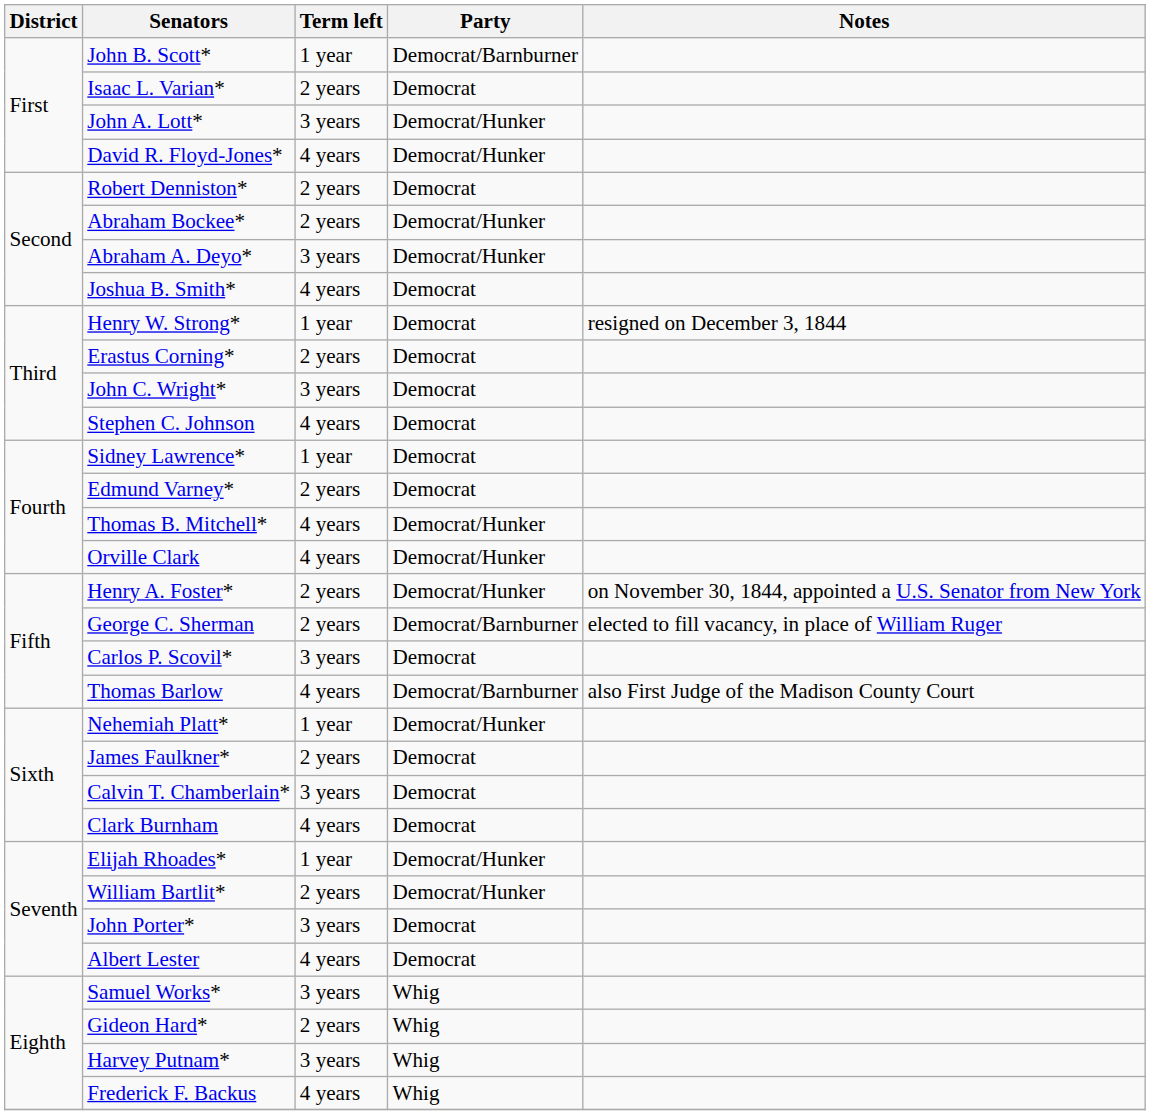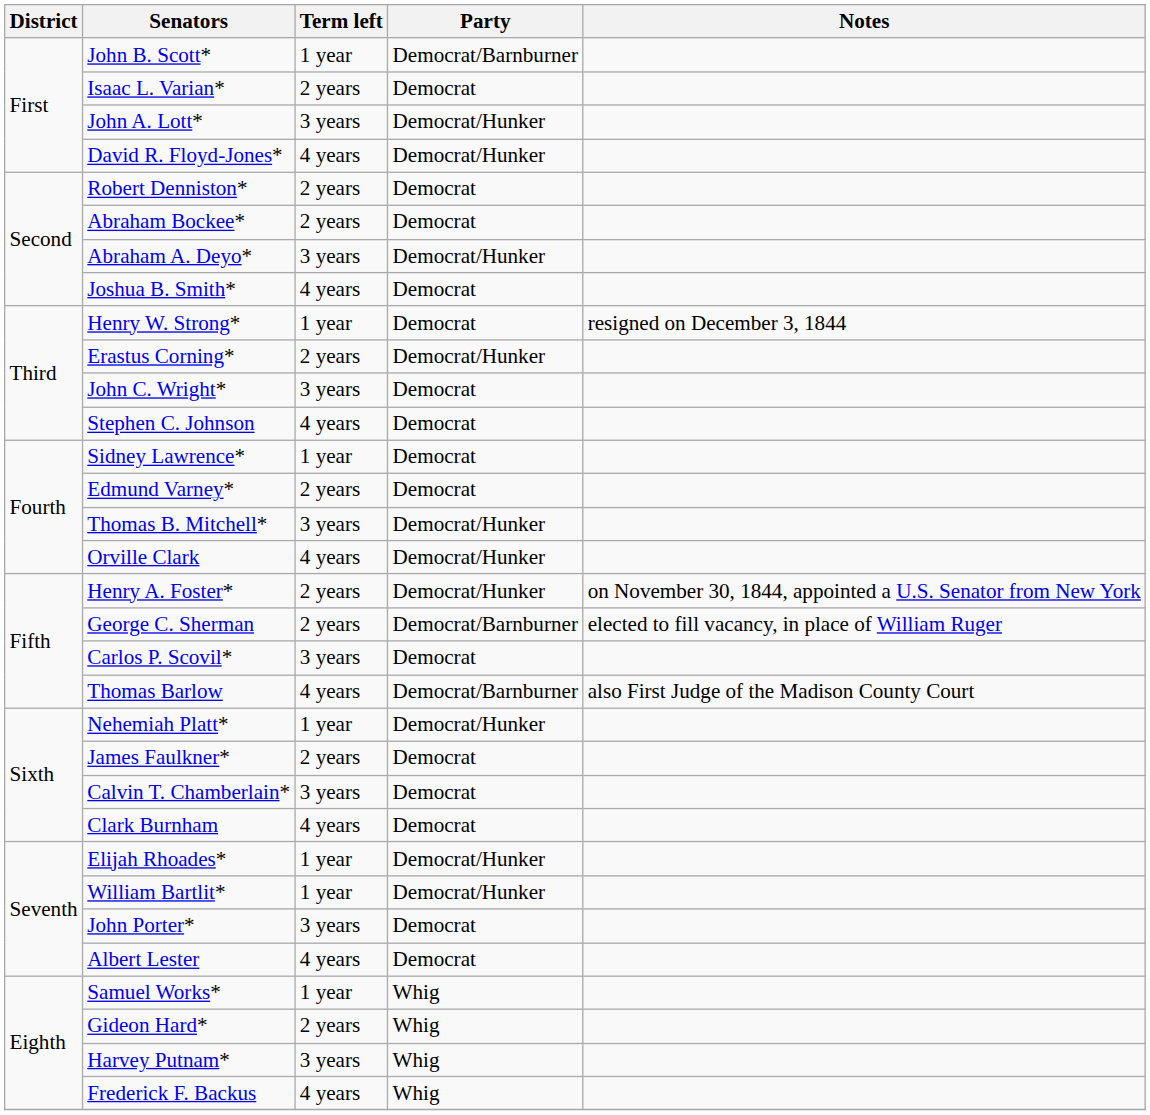(469, 222) Democrat/Hunker -> (434, 222) Democrat
(434, 356) Democrat -> (469, 356) Democrat/Hunker
(330, 523) 4 years -> (330, 523) 3 years
(330, 892) 2 years -> (326, 892) 1 year
(330, 992) 3 years -> (326, 992) 1 year
